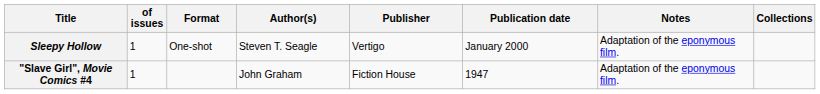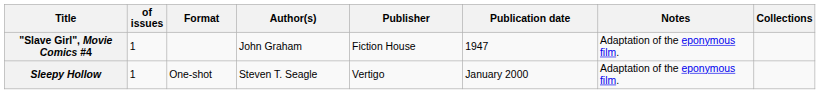rows swapped: (66, 74) <-> (66, 46)
